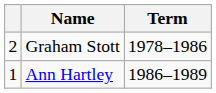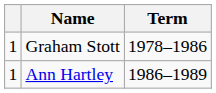(13, 46) 2 -> (13, 46) 1
